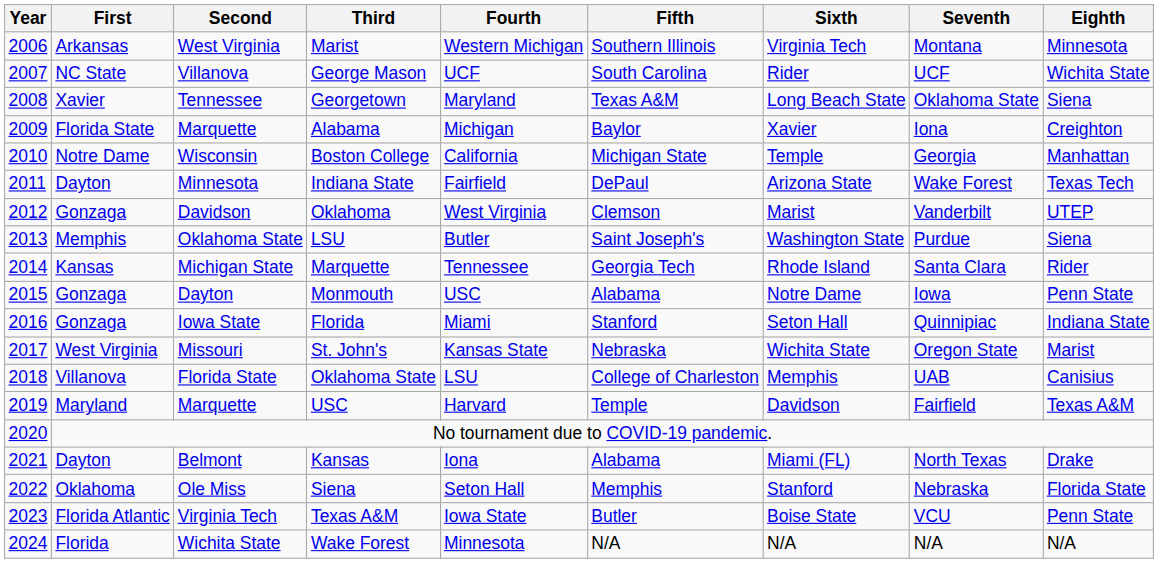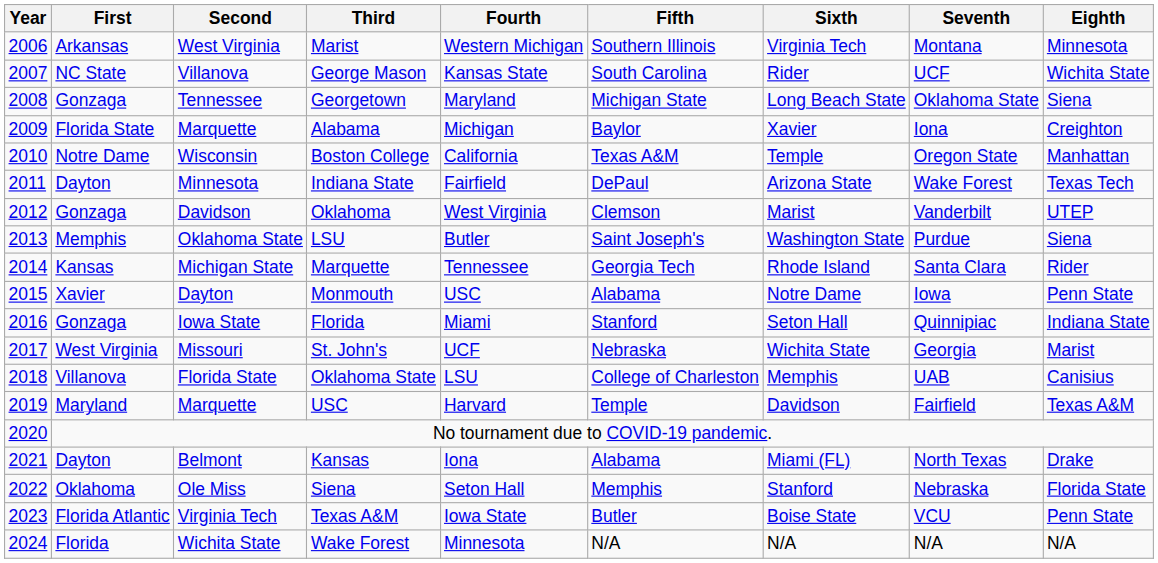(462, 73) UCF -> (496, 73) Kansas State
(80, 101) Xavier -> (91, 101) Gonzaga
(635, 101) Texas A&M -> (649, 101) Michigan State
(649, 156) Michigan State -> (635, 156) Texas A&M
(945, 156) Georgia -> (966, 156) Oregon State
(91, 294) Gonzaga -> (80, 294) Xavier
(496, 350) Kansas State -> (462, 350) UCF
(966, 350) Oregon State -> (945, 350) Georgia
